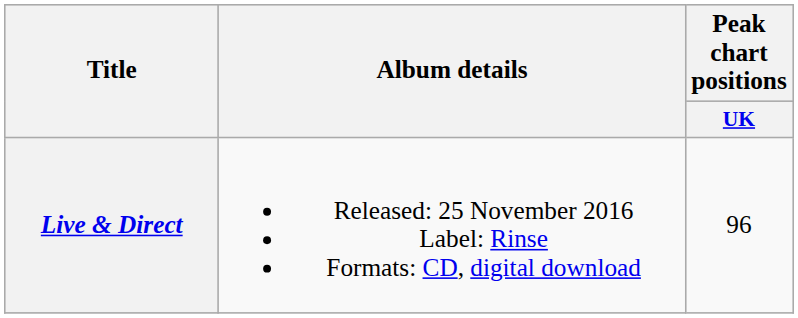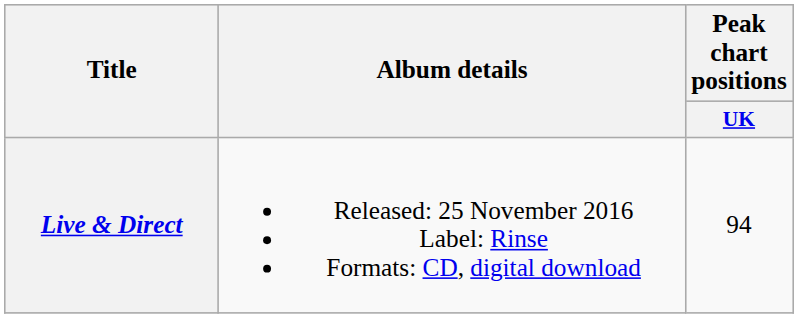(739, 224) 96 -> (739, 224) 94
